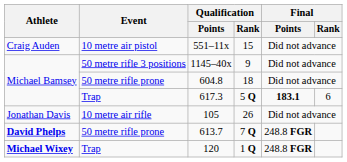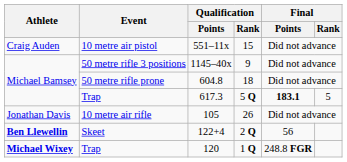(328, 98) 6 -> (328, 98) 5
+ row: (211, 132)
- row: (211, 132)
